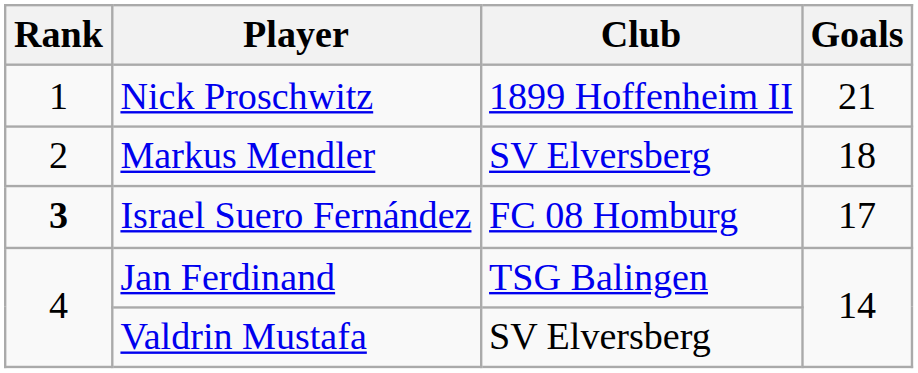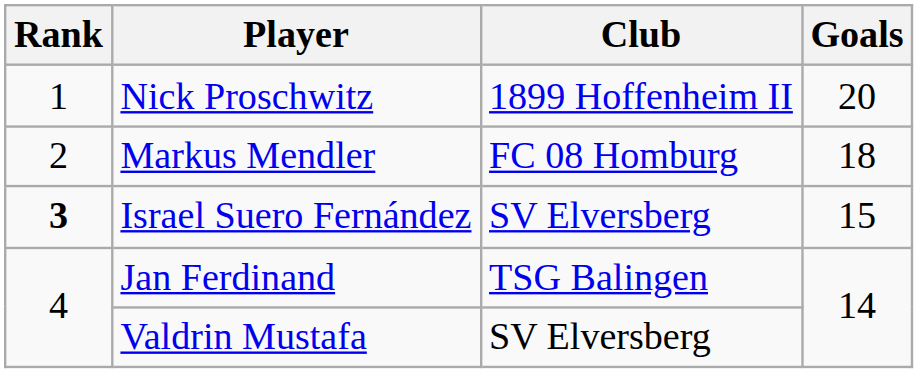(857, 95) 21 -> (857, 95) 20
(600, 155) SV Elversberg -> (614, 155) FC 08 Homburg
(614, 215) FC 08 Homburg -> (600, 215) SV Elversberg
(857, 215) 17 -> (857, 215) 15
